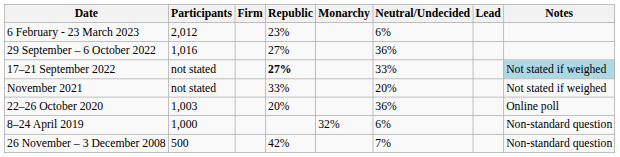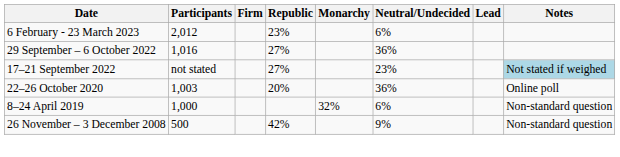(280, 69) bold -> (279, 69) normal
(386, 69) 33% -> (386, 69) 23%
- row: (45, 87)
(383, 143) 7% -> (383, 124) 9%
